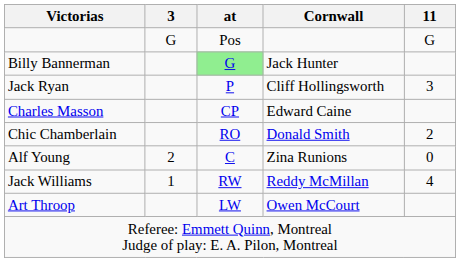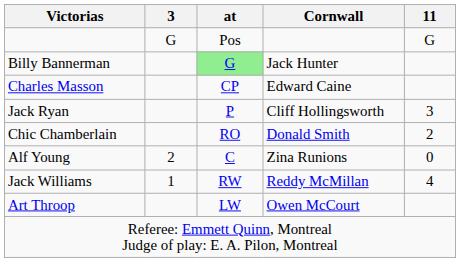rows swapped: (38, 87) <-> (56, 110)
